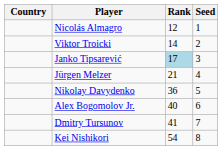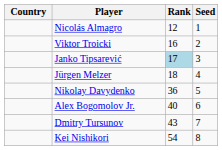(173, 43) 14 -> (173, 43) 16
(173, 75) 21 -> (173, 75) 18
(173, 122) 41 -> (173, 122) 43
